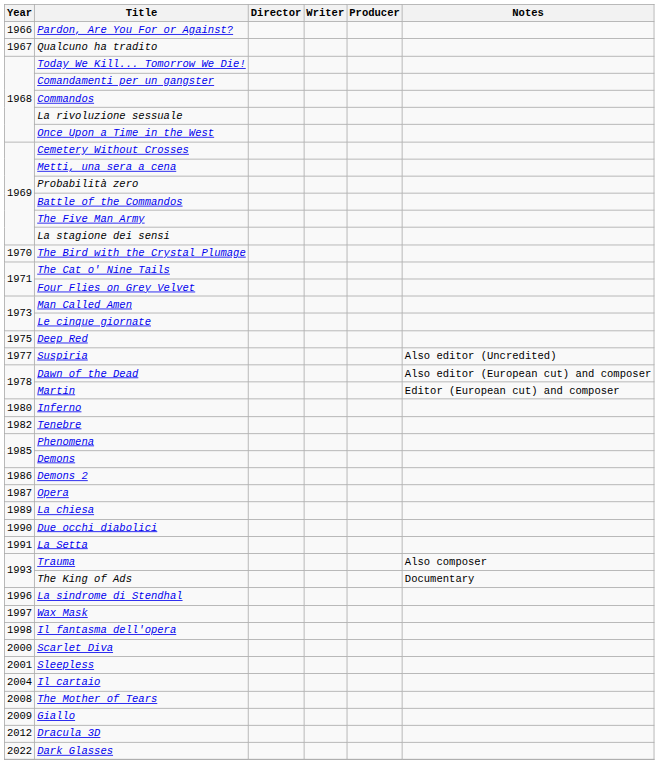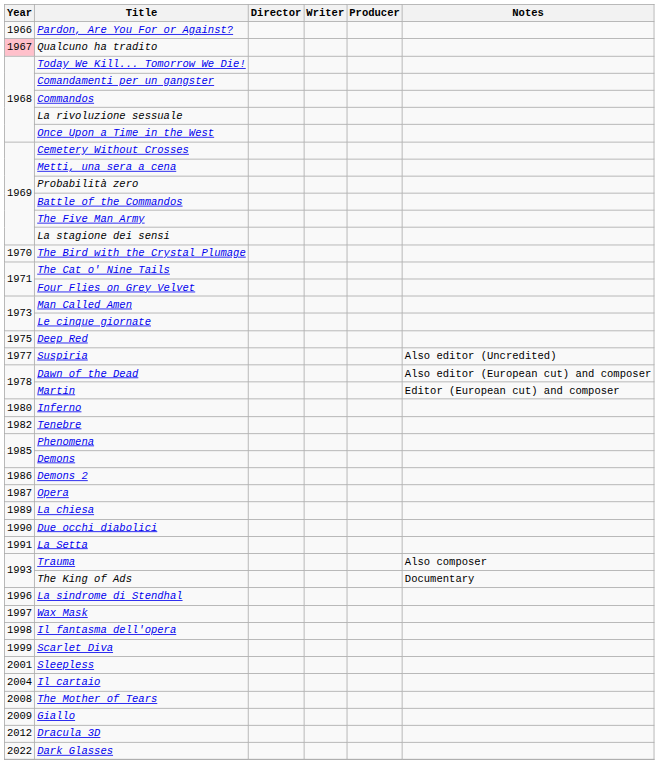(20, 47) no background -> (20, 47) pink background
(20, 648) 2000 -> (20, 648) 1999
